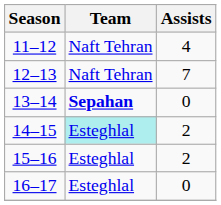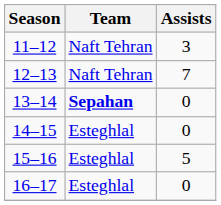(186, 46) 4 -> (186, 46) 3
(101, 130) paleturquoise background -> (101, 130) no background
(186, 130) 2 -> (186, 130) 0
(186, 158) 2 -> (186, 158) 5
